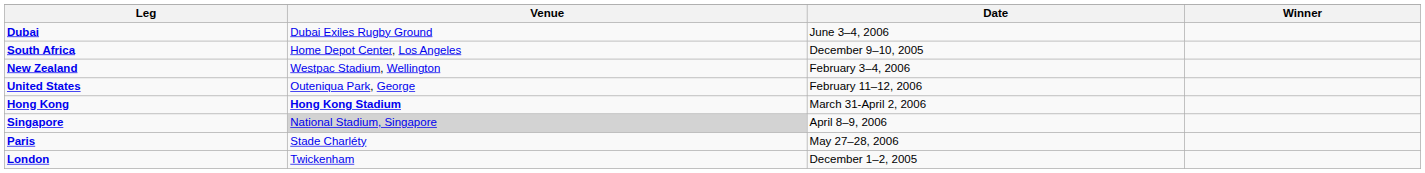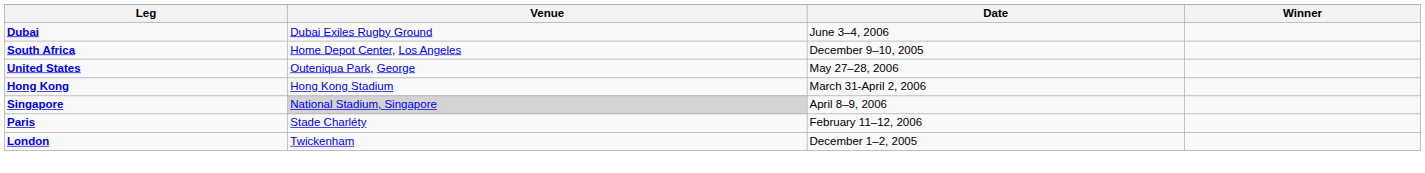- row: (42, 68)
(866, 86) February 11–12, 2006 -> (854, 68) May 27–28, 2006
(346, 104) bold -> (342, 86) normal
(854, 141) May 27–28, 2006 -> (866, 123) February 11–12, 2006
